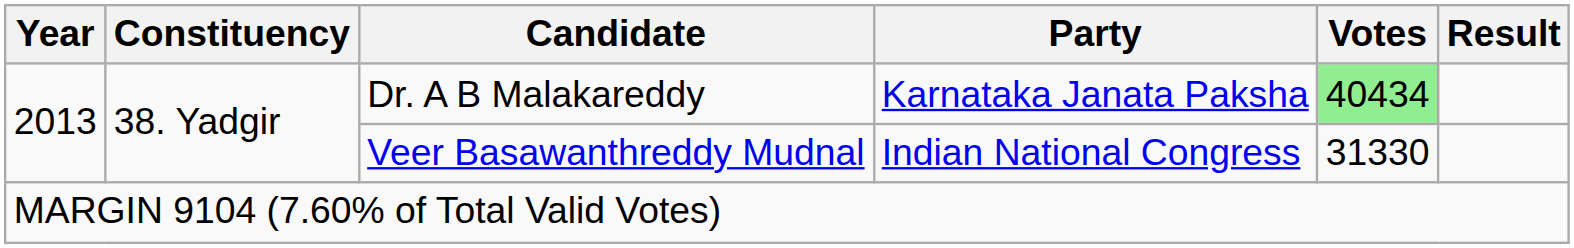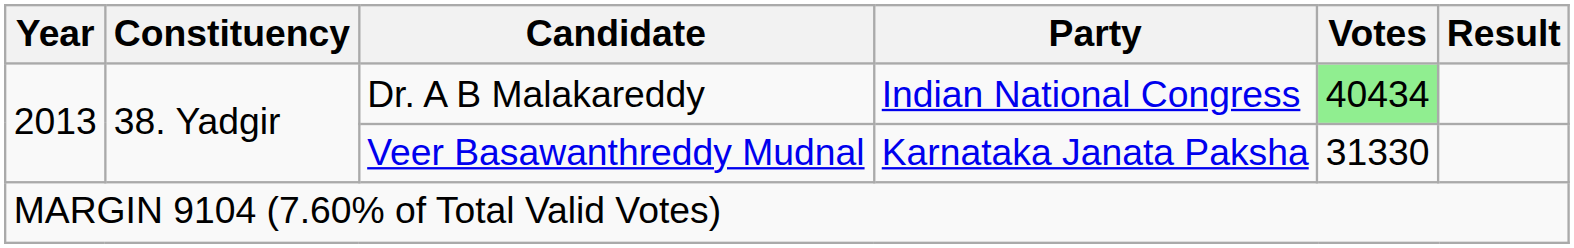(1095, 93) Karnataka Janata Paksha -> (1091, 93) Indian National Congress
(1091, 152) Indian National Congress -> (1095, 152) Karnataka Janata Paksha
